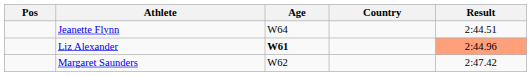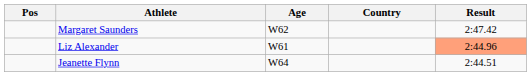rows swapped: (89, 29) <-> (98, 63)
(278, 46) bold -> (278, 46) normal
